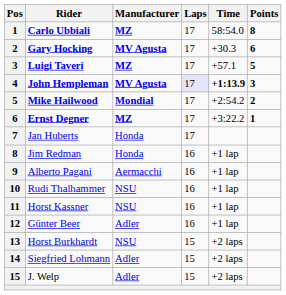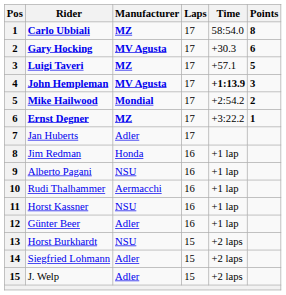(189, 83) lavender background -> (189, 83) no background
(129, 136) Honda -> (127, 136) Adler
(138, 171) Aermacchi -> (126, 171) NSU
(126, 188) NSU -> (138, 188) Aermacchi
